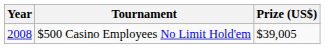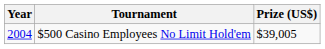(20, 33) 2008 -> (20, 33) 2004
